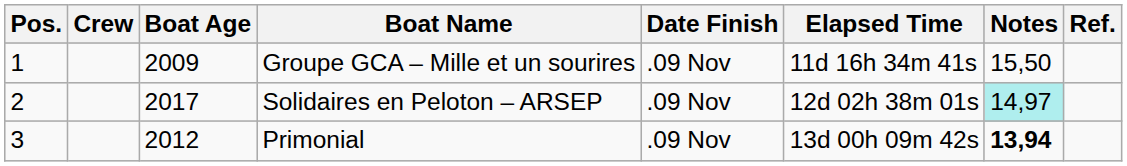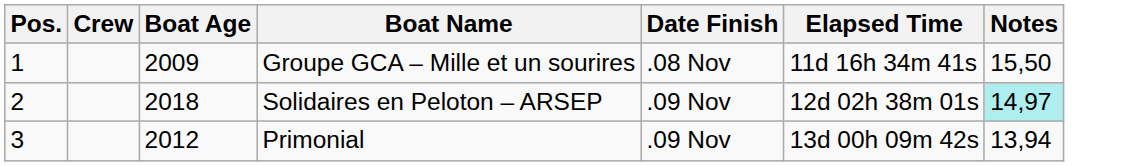- column: (1093, 23)
(689, 62) .09 Nov -> (689, 62) .08 Nov
(172, 101) 2017 -> (172, 101) 2018
(1021, 140) bold -> (1021, 140) normal
